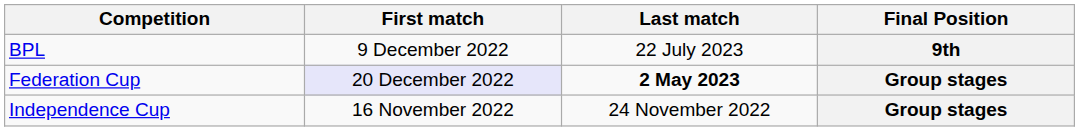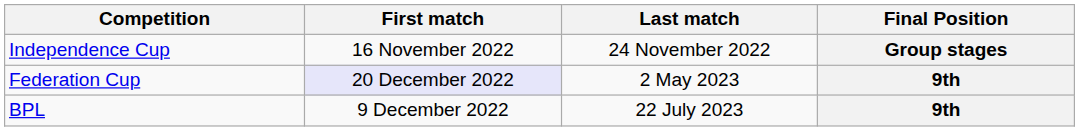rows swapped: (27, 49) <-> (89, 110)
(689, 79) bold -> (689, 79) normal
(946, 79) Group stages -> (946, 79) 9th
